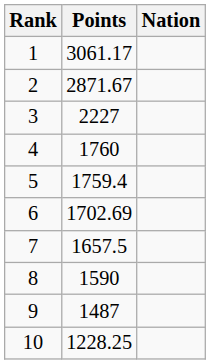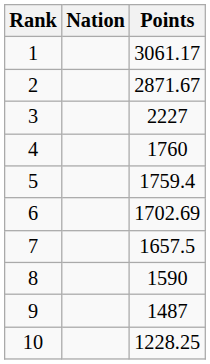columns swapped: (171, 20) <-> (99, 20)
